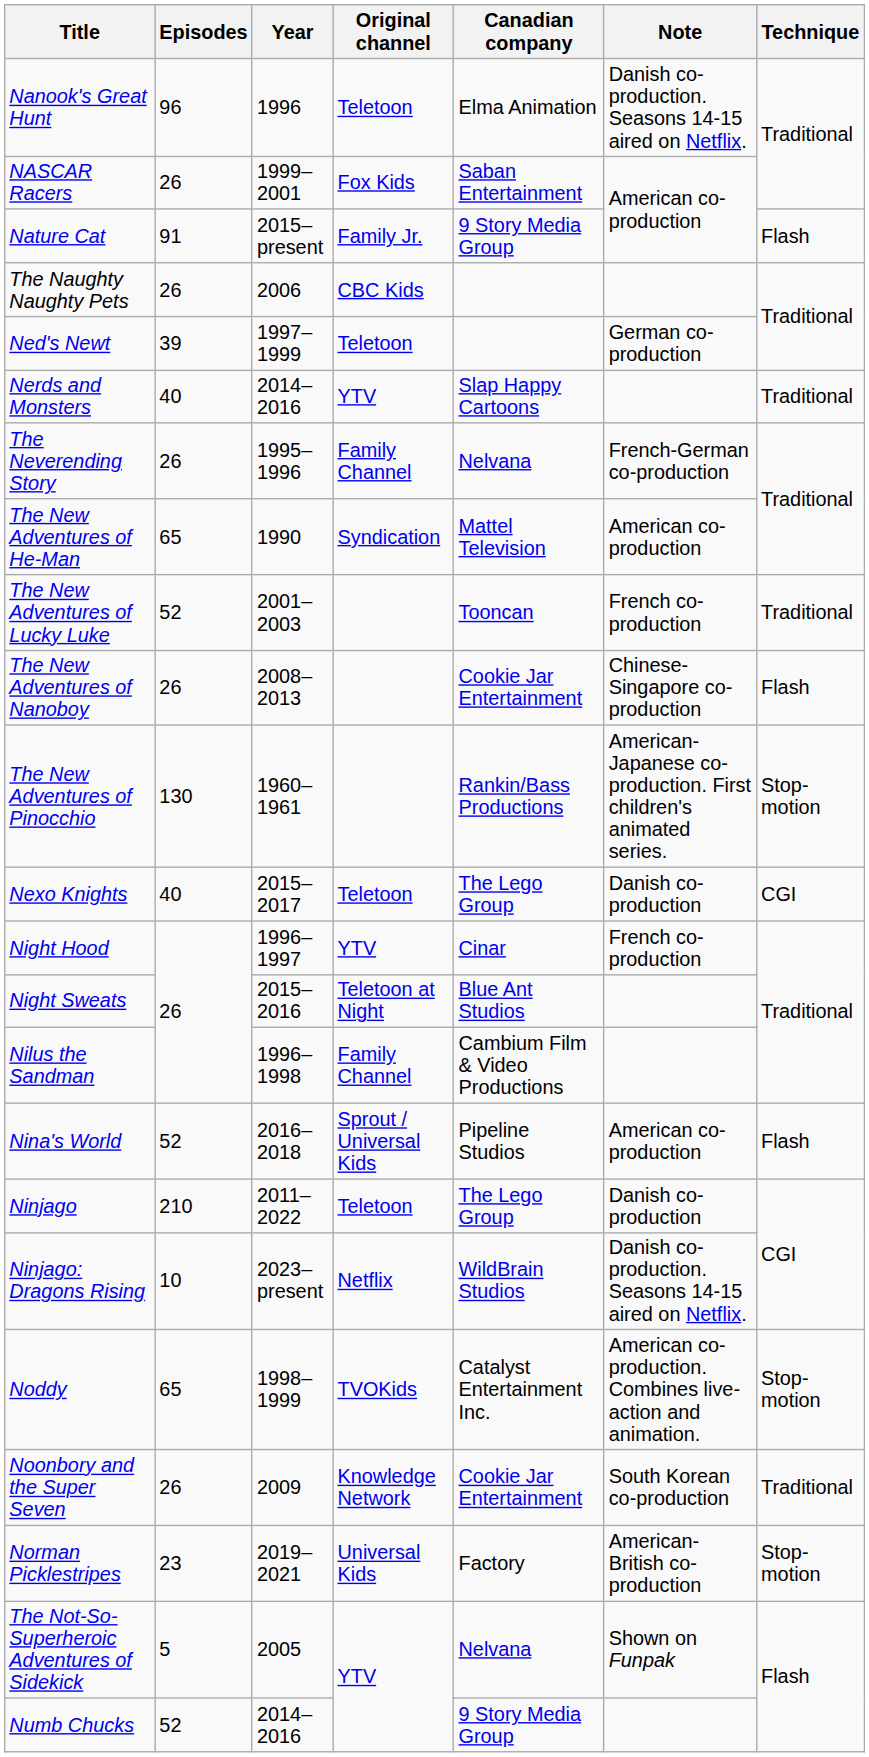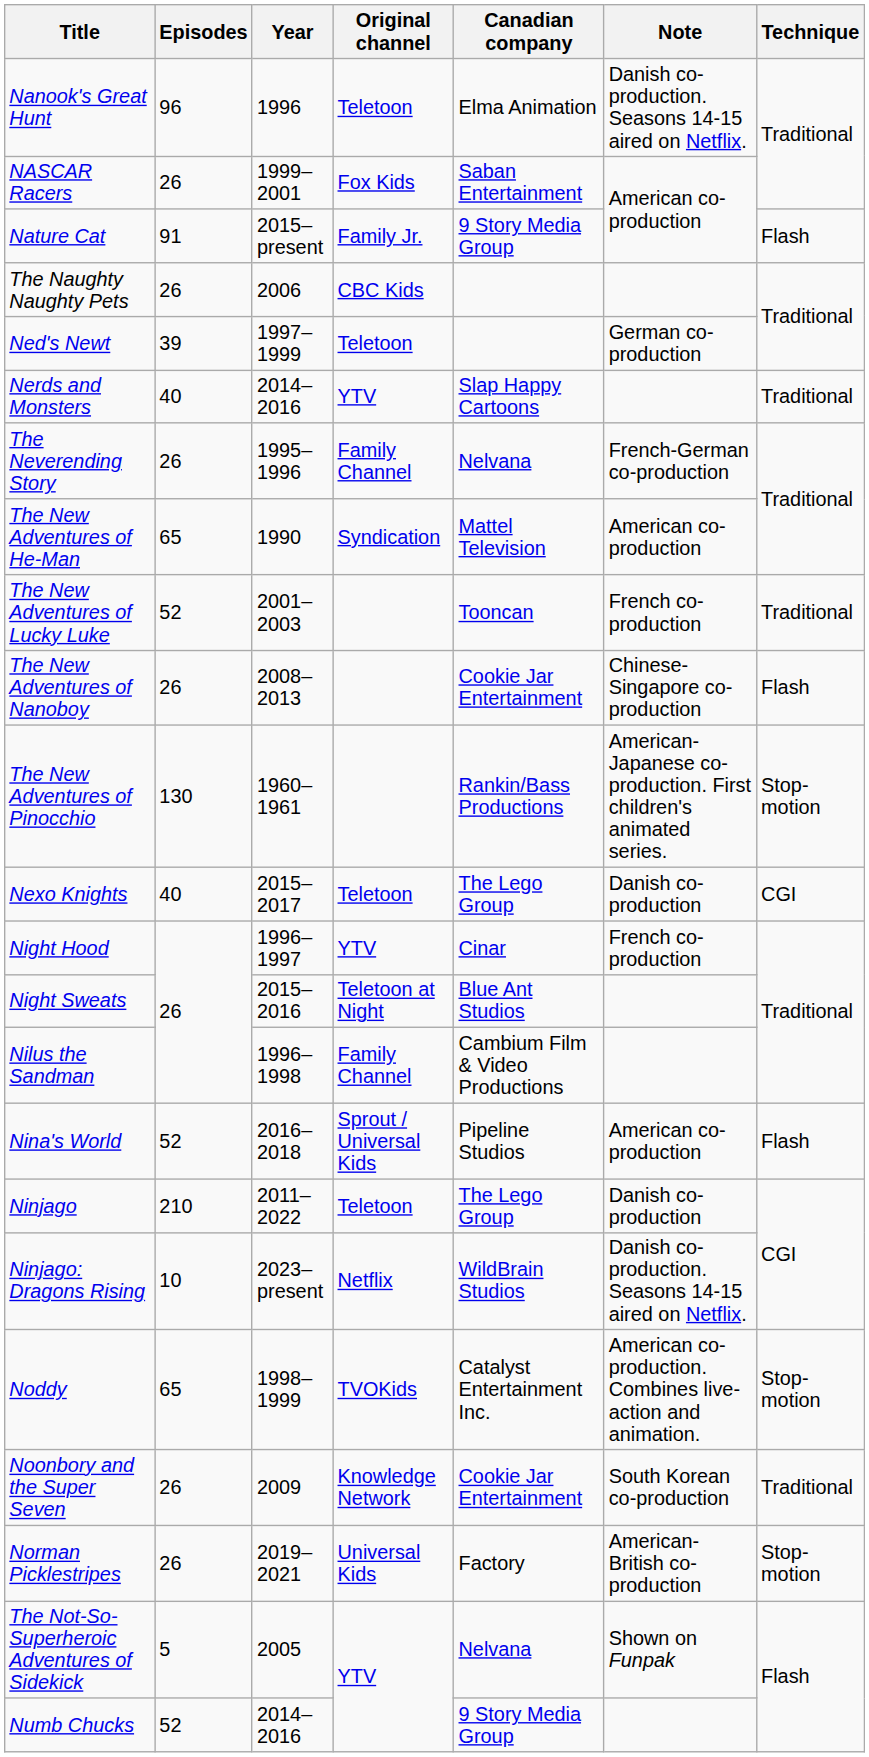(170, 1563) 23 -> (170, 1563) 26
